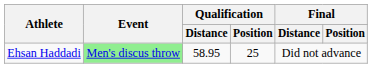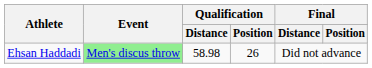(207, 53) 58.95 -> (207, 53) 58.98
(253, 53) 25 -> (253, 53) 26
